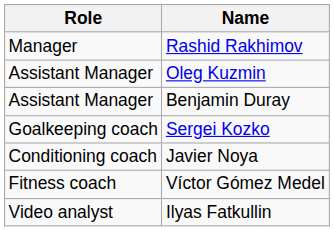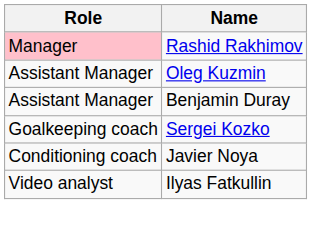(43, 45) no background -> (43, 45) pink background
- row: (245, 184)
